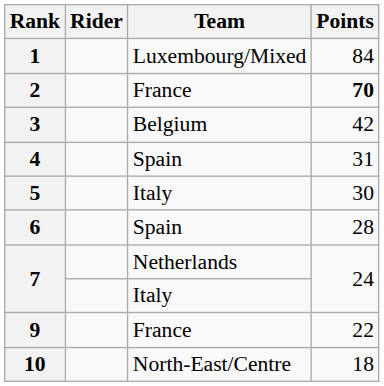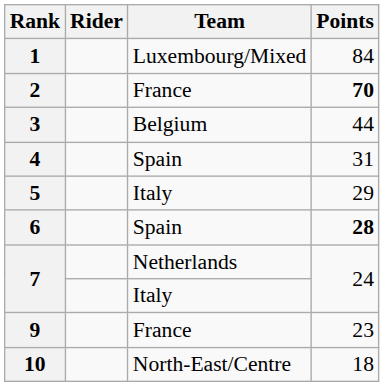(363, 124) 42 -> (363, 124) 44
(363, 192) 30 -> (363, 192) 29
(363, 227) normal -> (363, 227) bold
(363, 329) 22 -> (363, 329) 23
